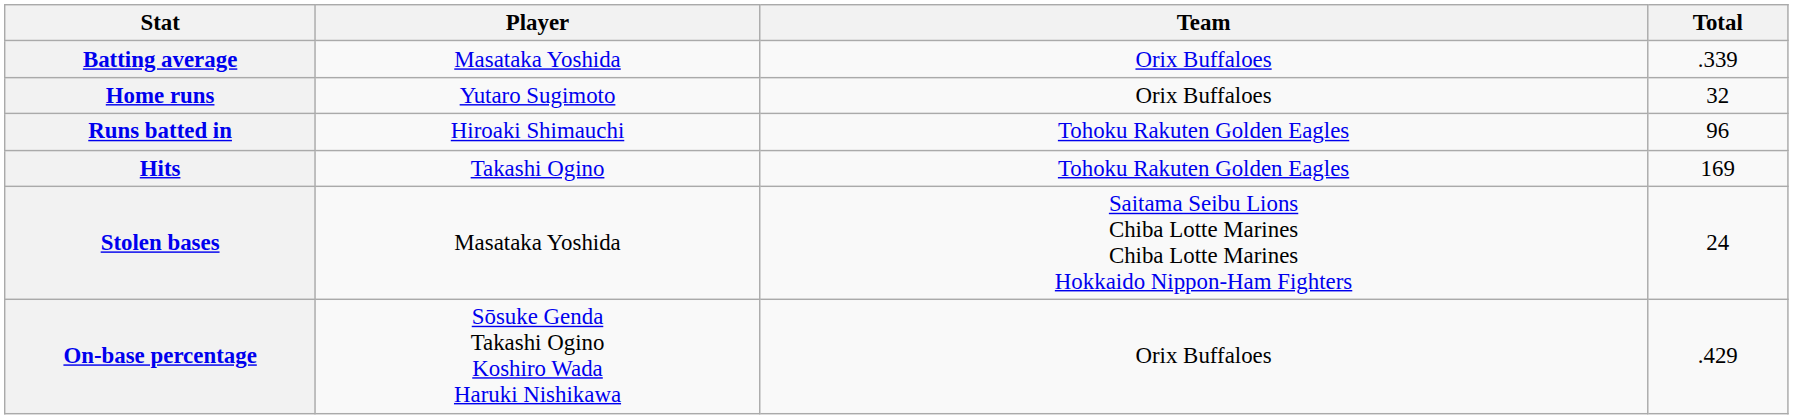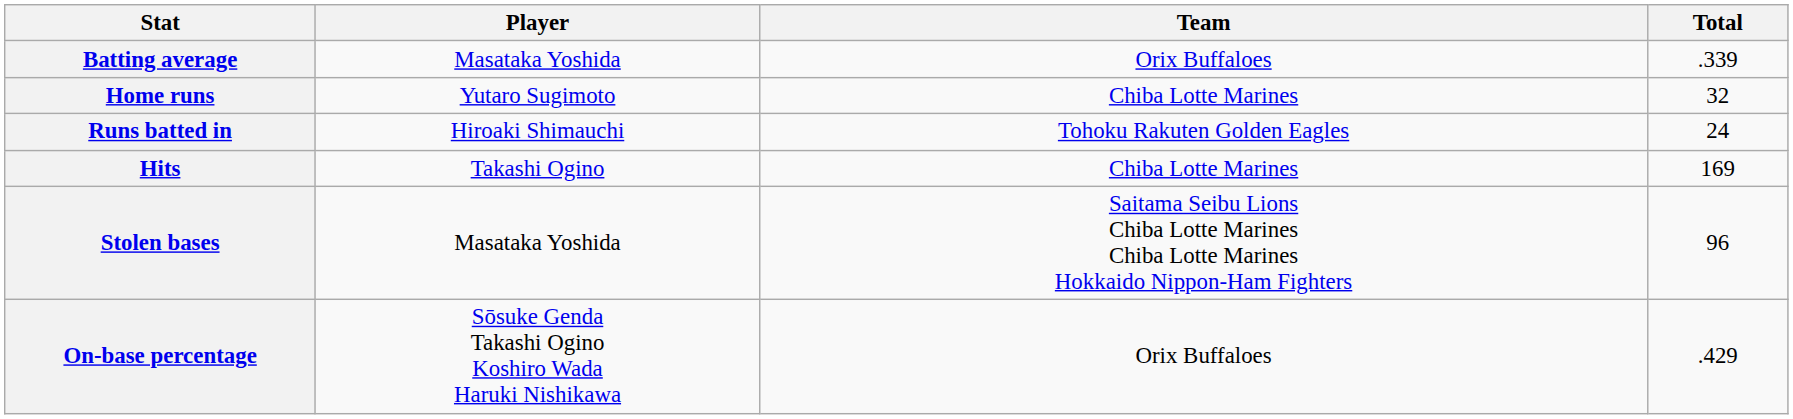(1204, 95) Orix Buffaloes -> (1204, 95) Chiba Lotte Marines
(1718, 131) 96 -> (1718, 131) 24
(1204, 167) Tohoku Rakuten Golden Eagles -> (1204, 167) Chiba Lotte Marines
(1718, 242) 24 -> (1718, 242) 96
